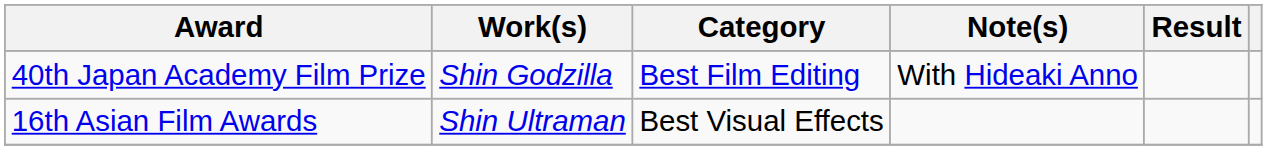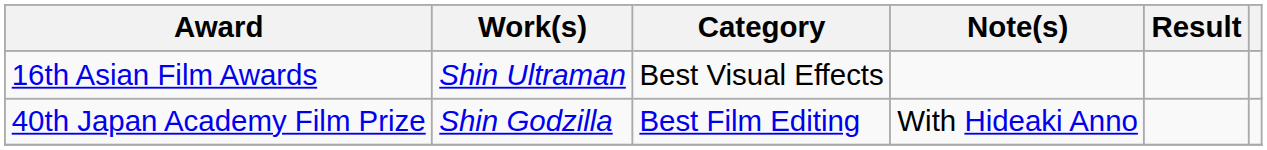rows swapped: (219, 74) <-> (164, 121)
